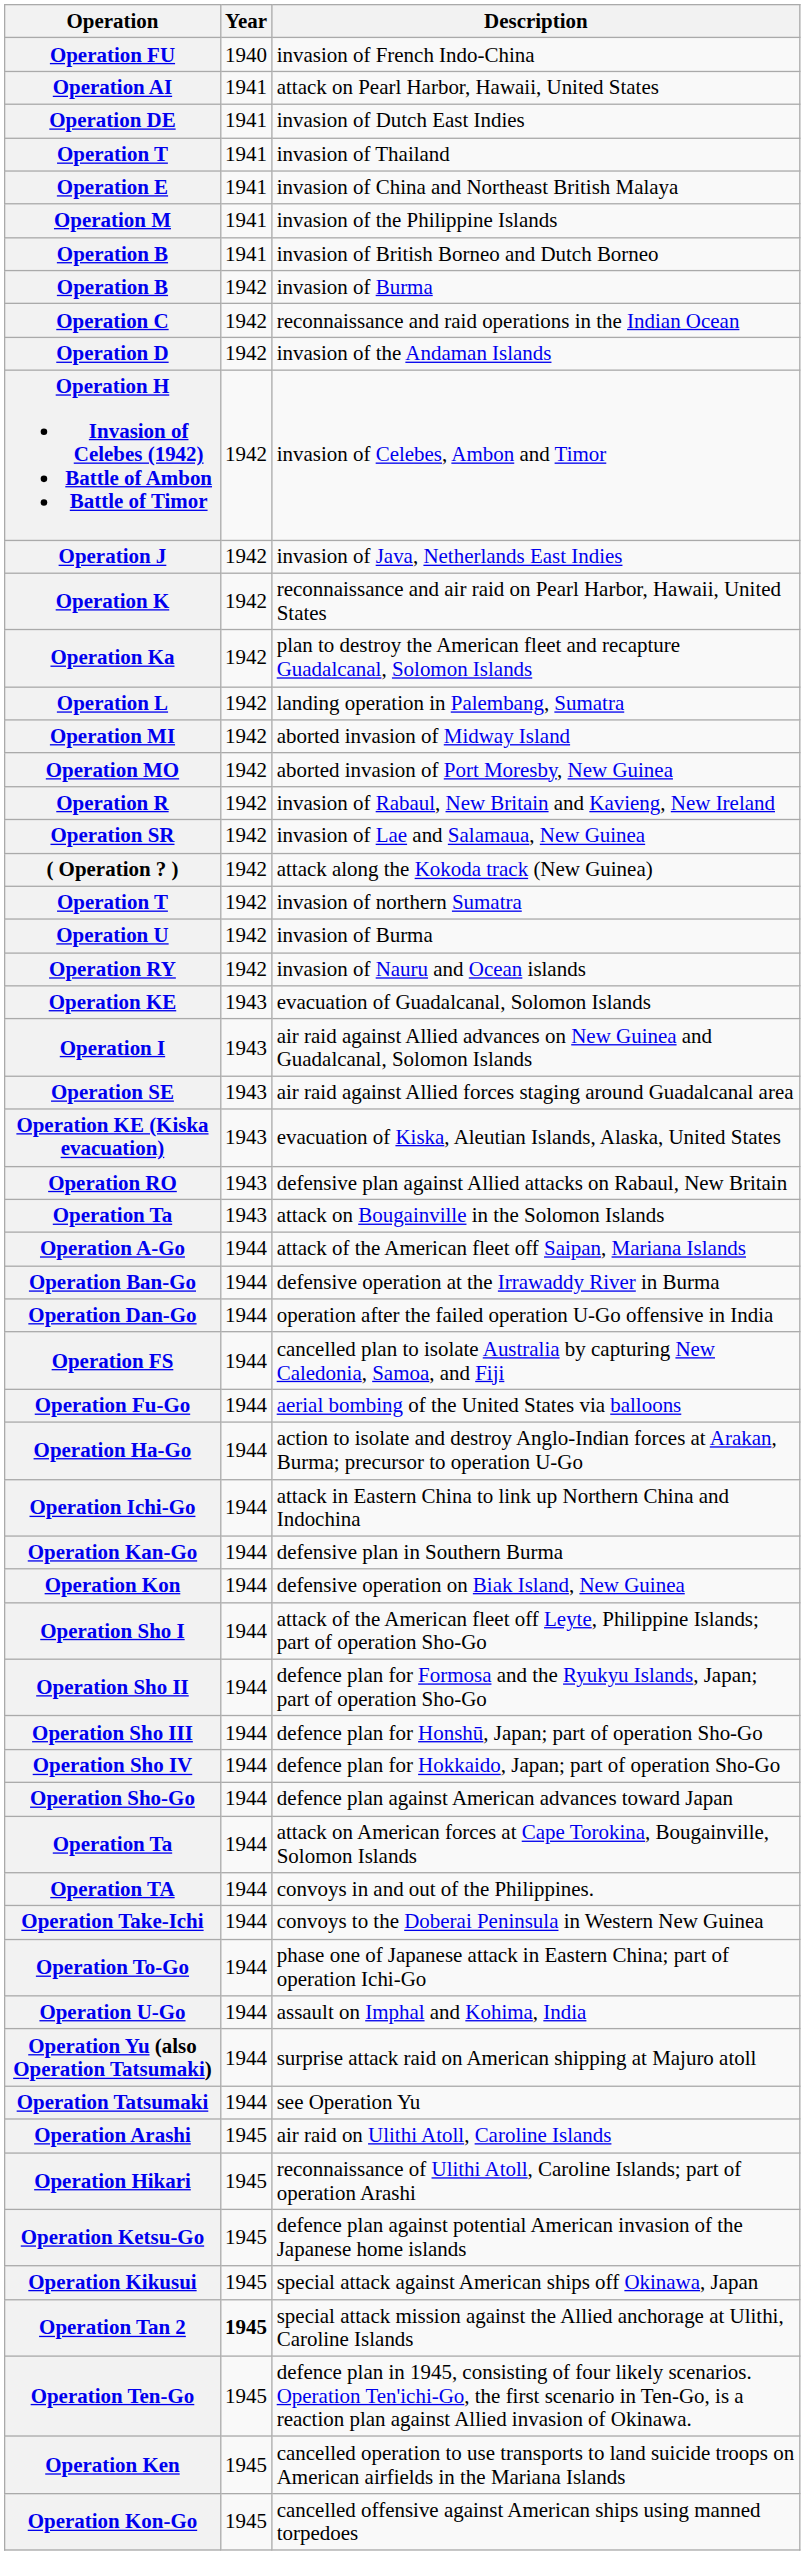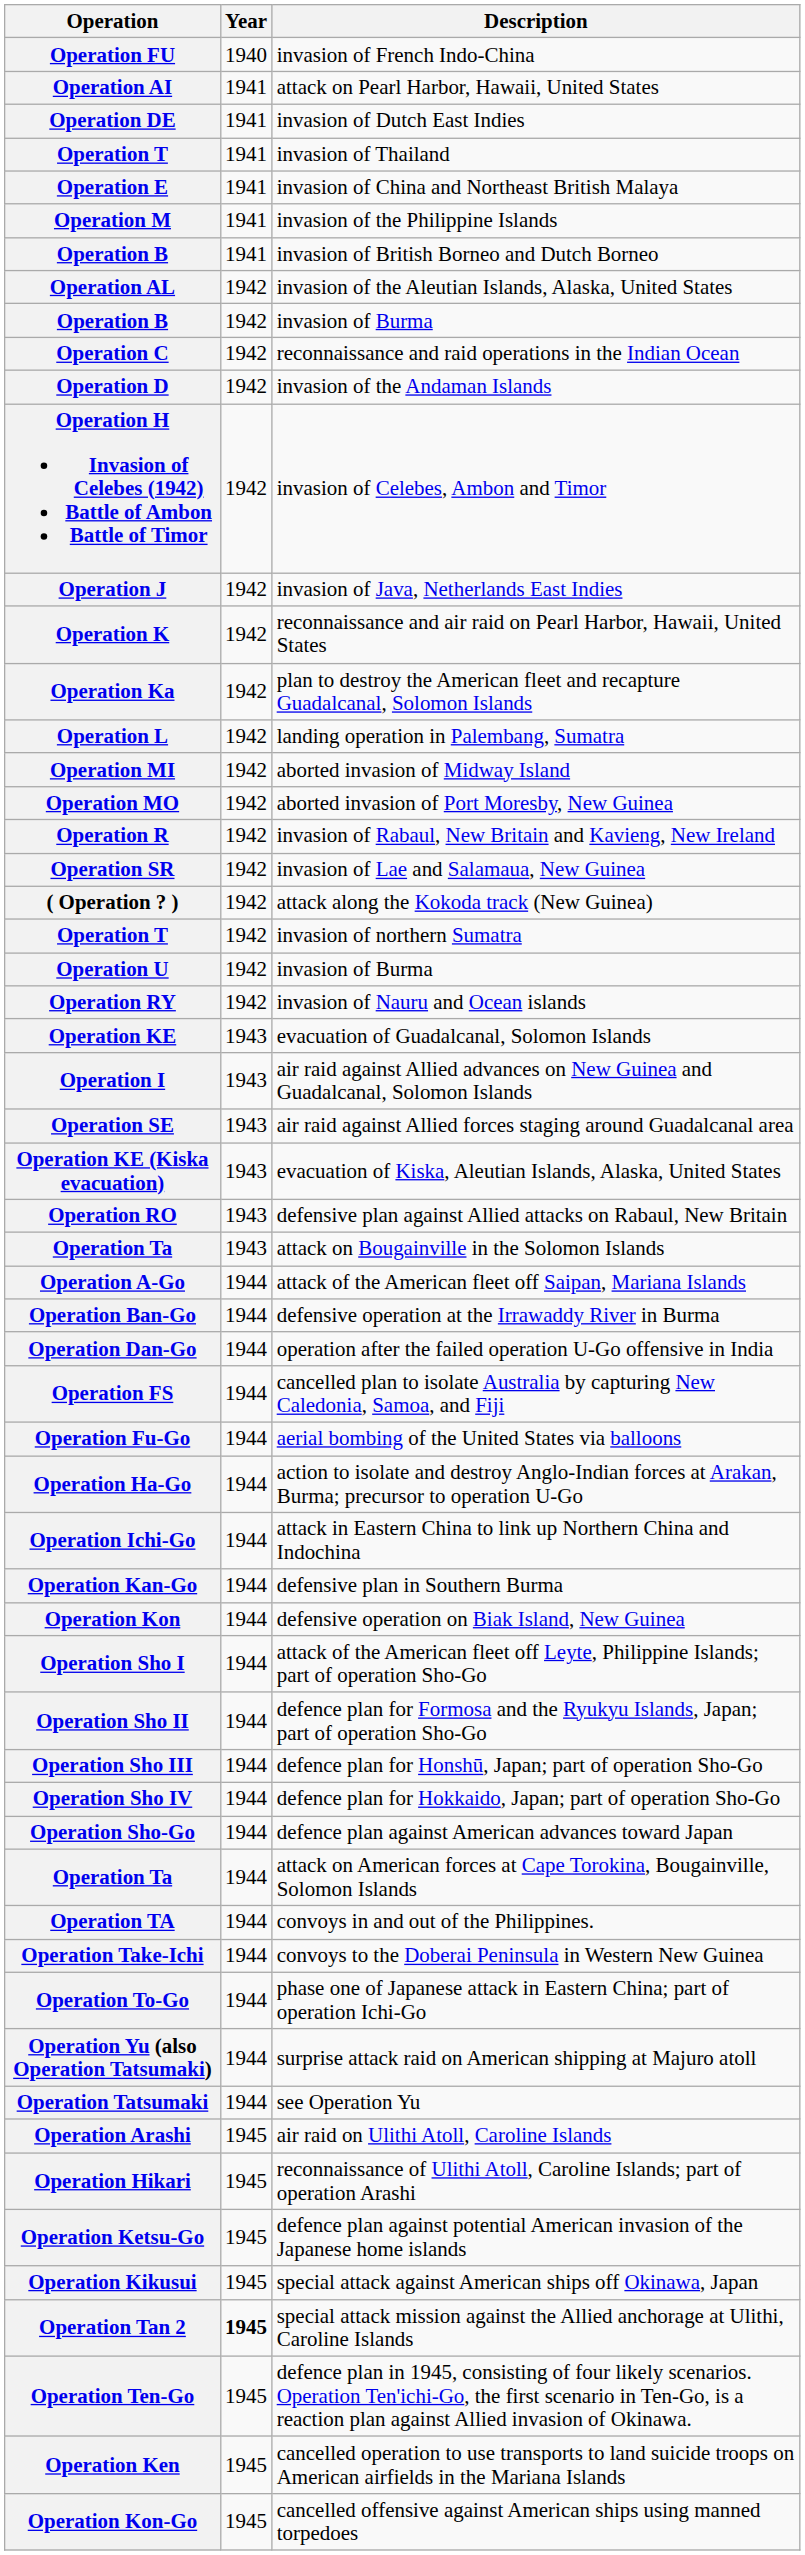+ row: (112, 287)
- row: (112, 2012)
